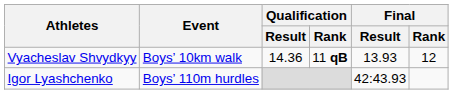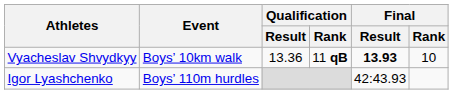(286, 58) 14.36 -> (286, 58) 13.36
(380, 58) normal -> (380, 58) bold
(429, 58) 12 -> (429, 58) 10
